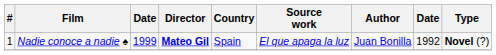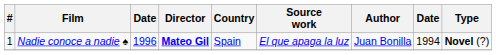(145, 41) 1999 -> (145, 41) 1996
(428, 41) 1992 -> (428, 41) 1994
